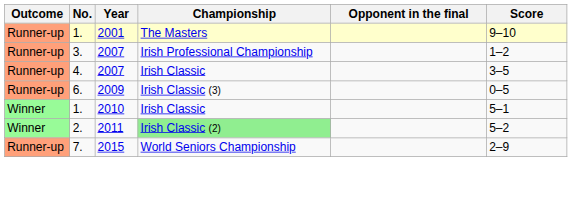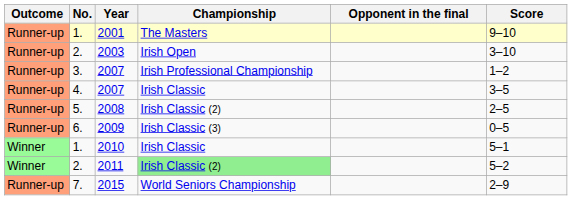+ row: (78, 52)
+ row: (78, 109)
